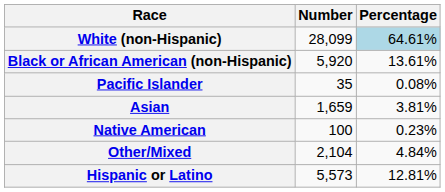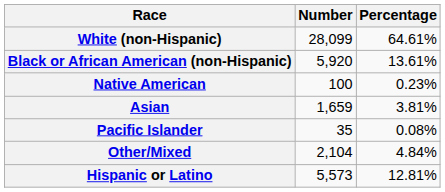(412, 38) lightblue background -> (412, 38) no background
rows swapped: (150, 130) <-> (150, 84)
